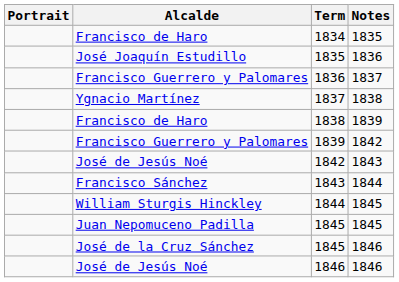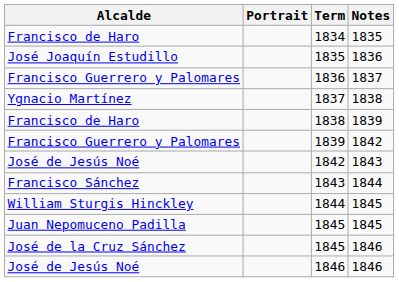columns swapped: (39, 15) <-> (192, 15)
